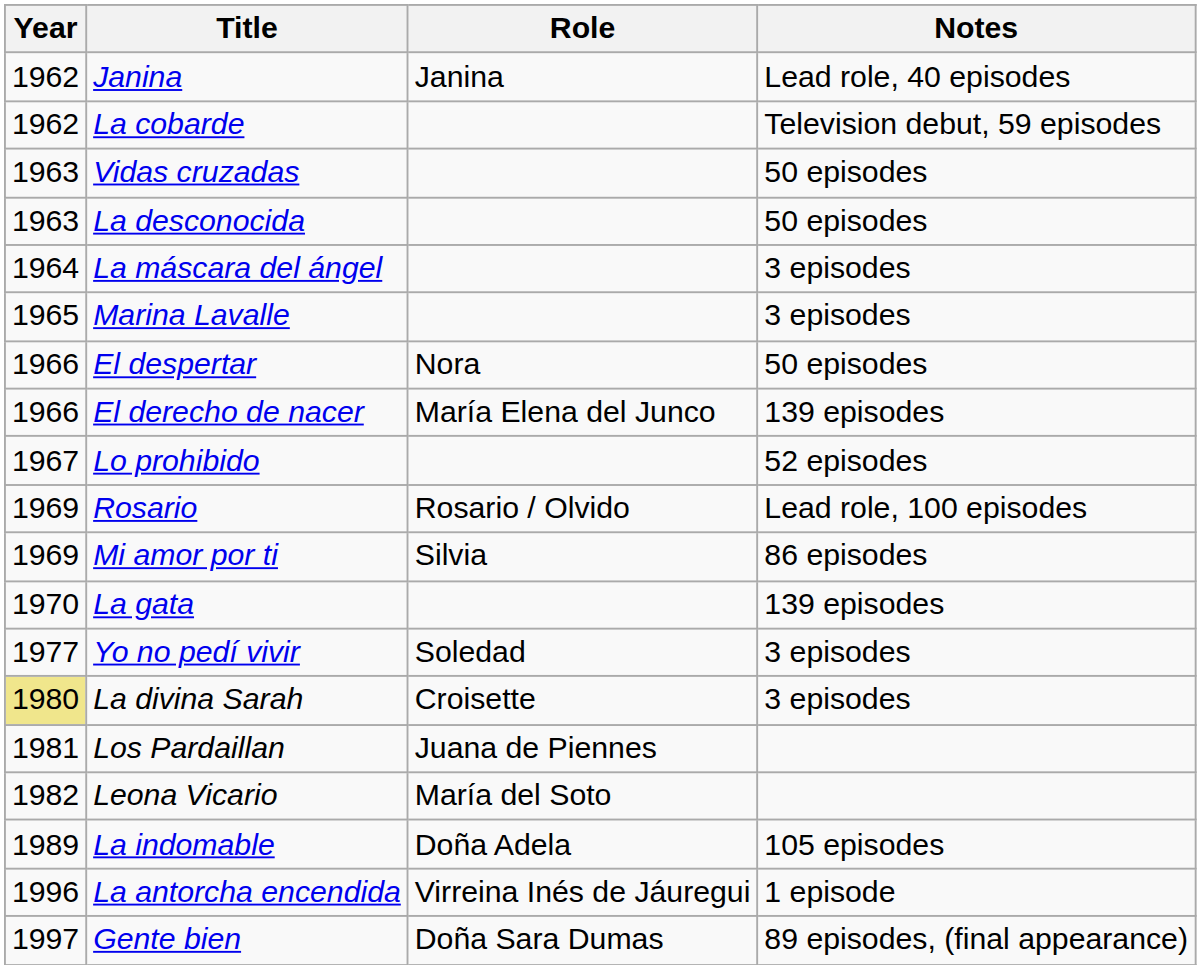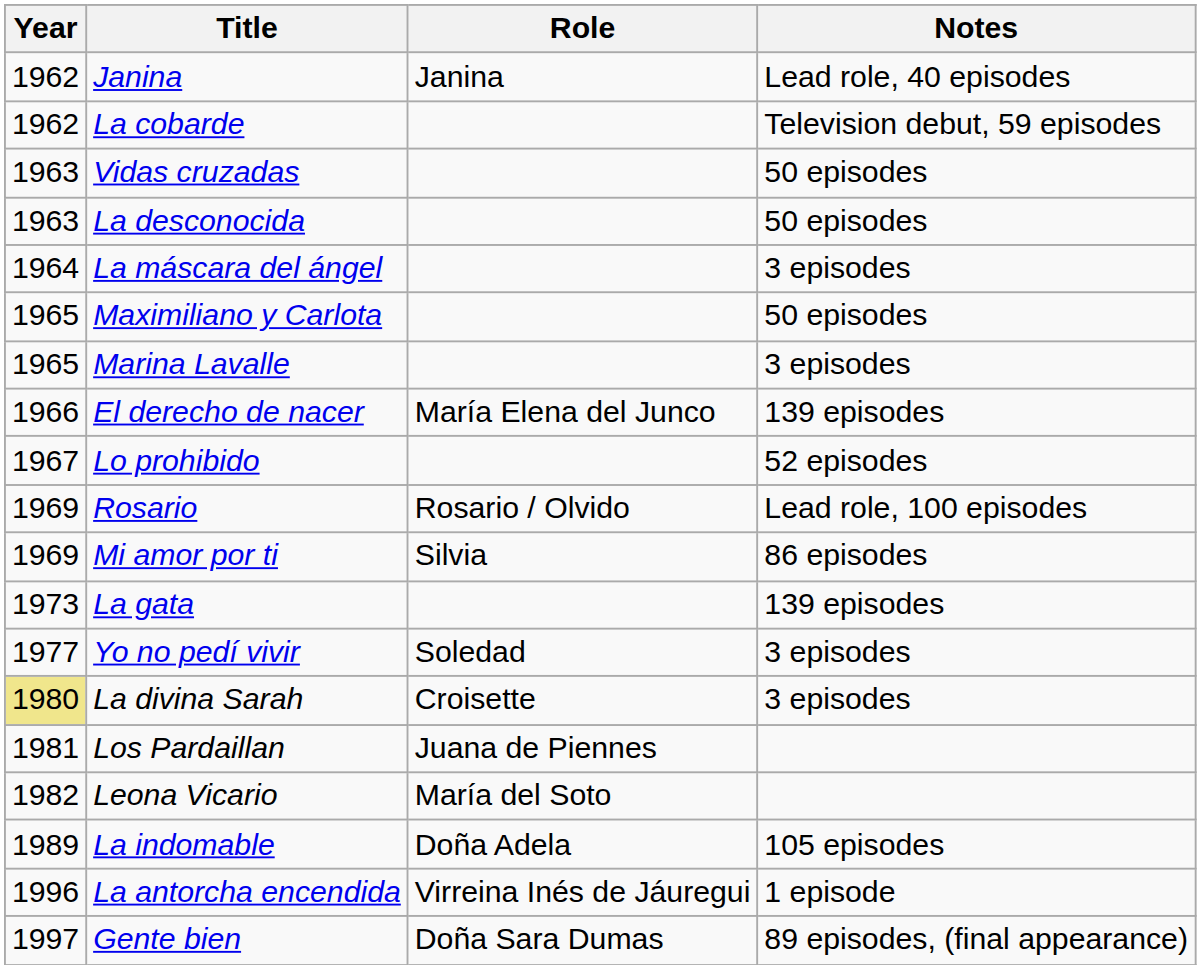+ row: (238, 316)
- row: (175, 364)
(46, 603) 1970 -> (46, 603) 1973
